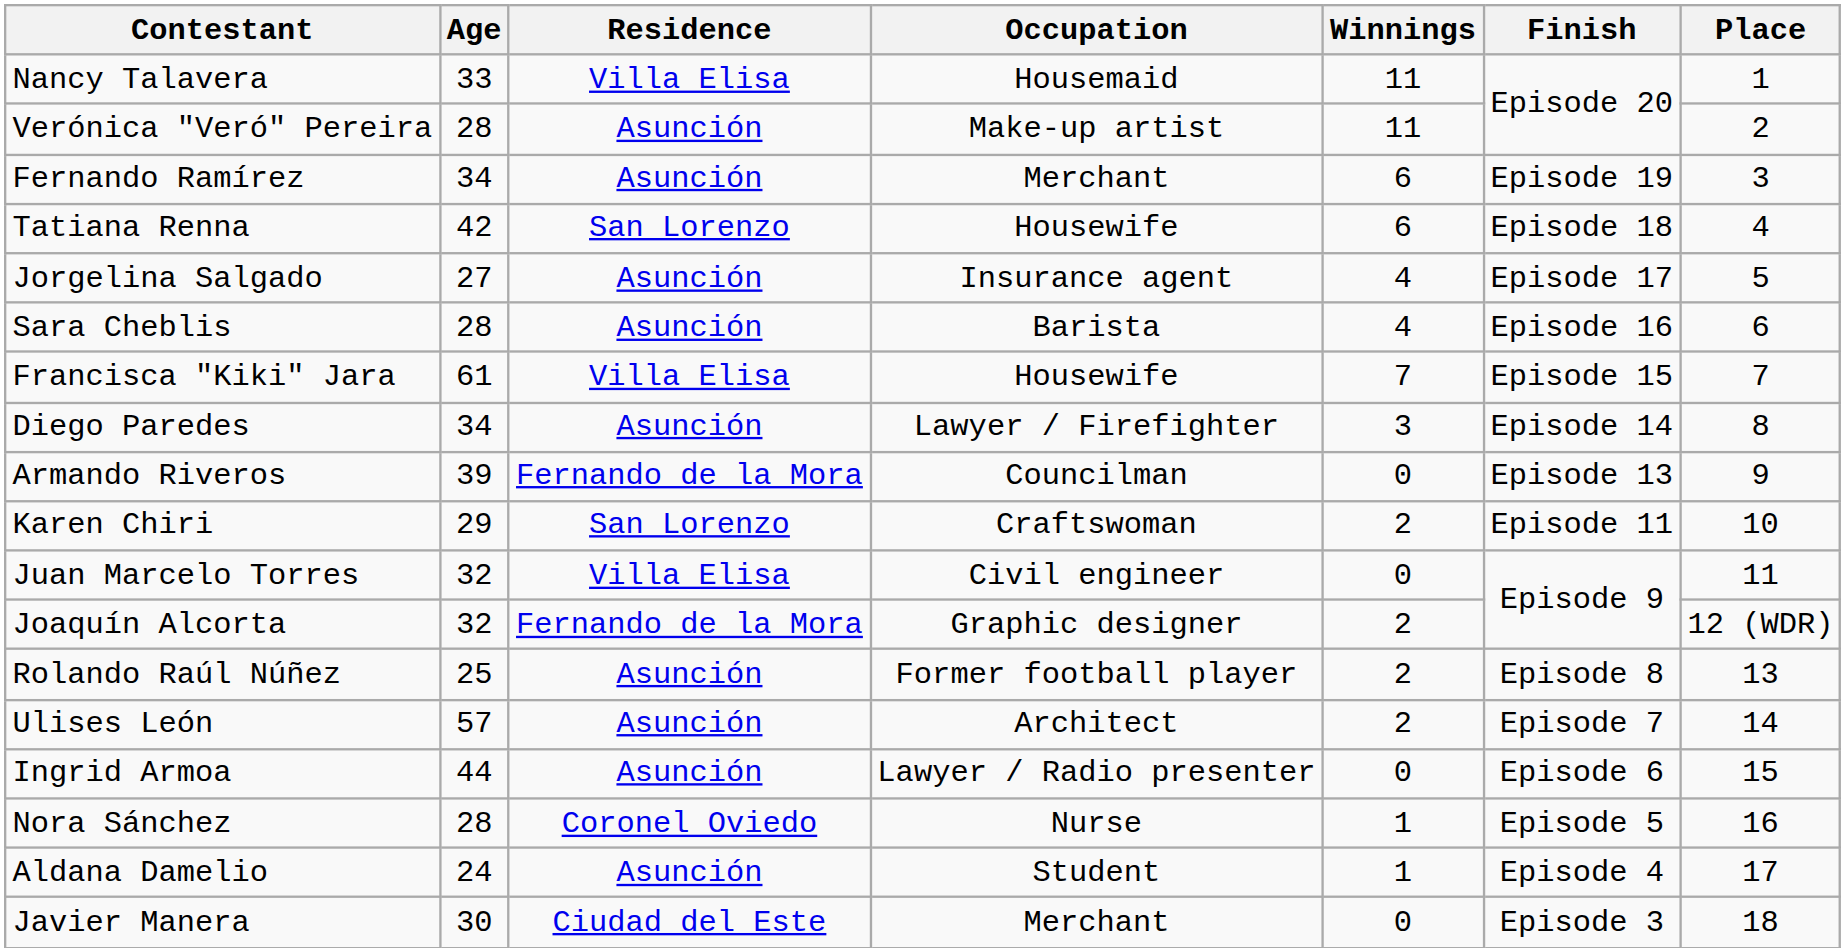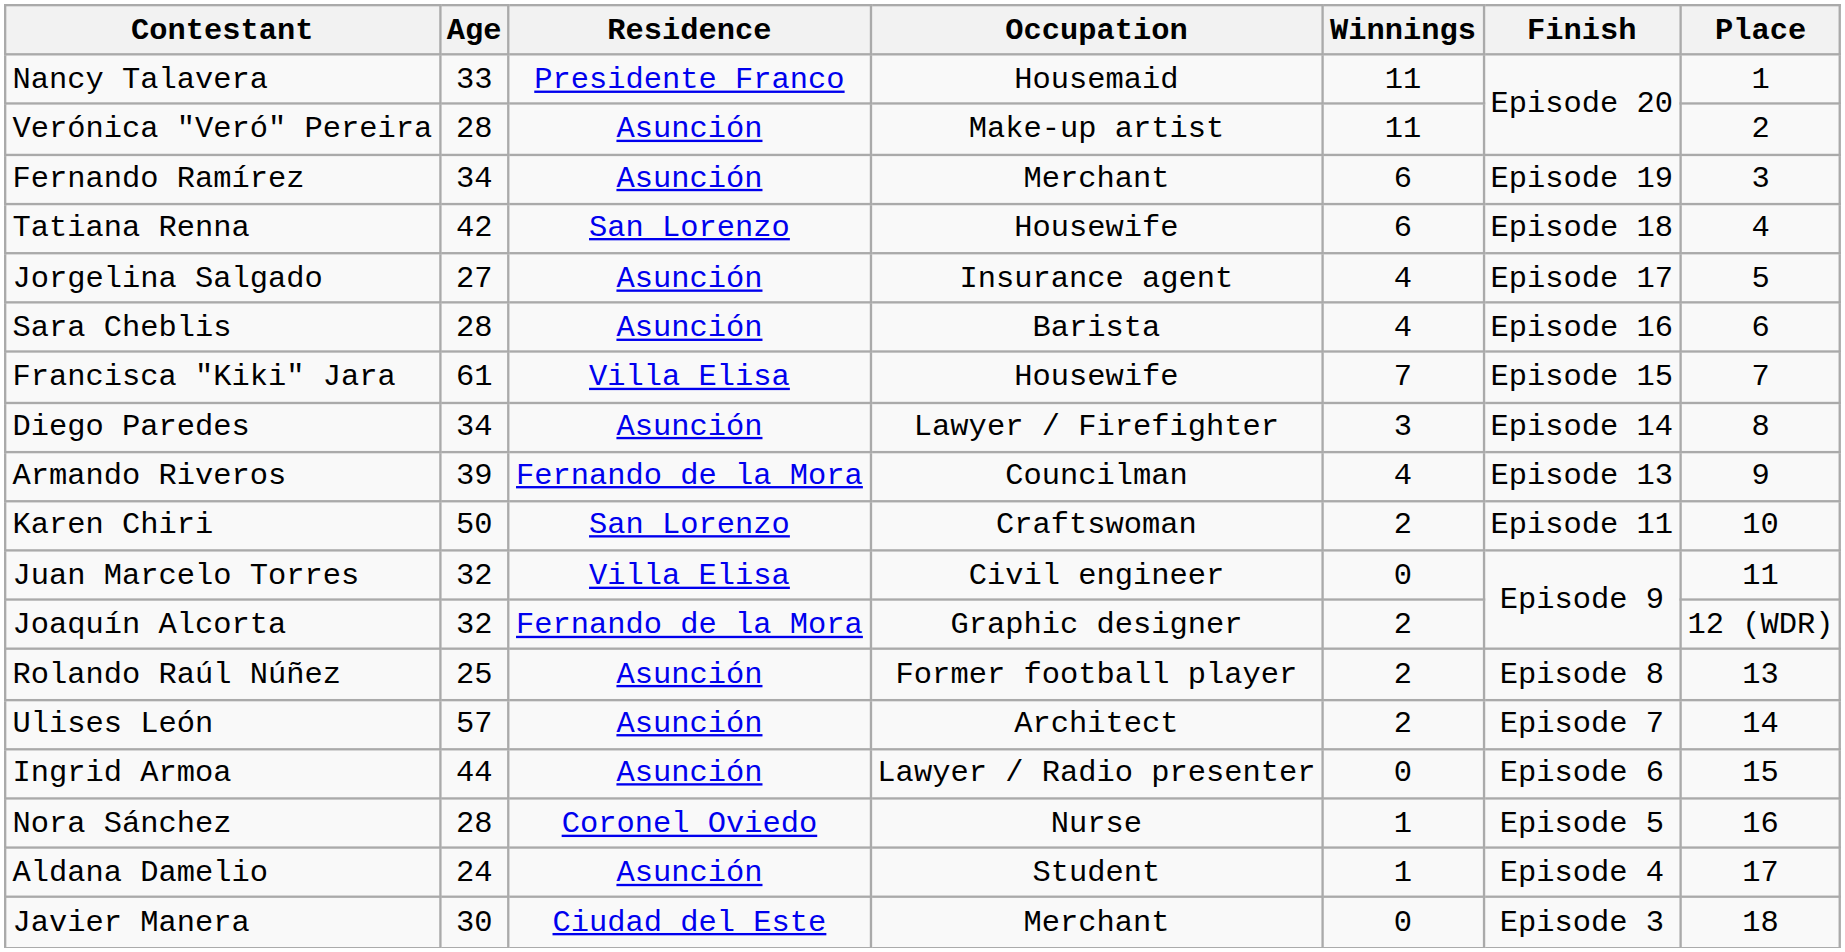(689, 80) Villa Elisa -> (689, 80) Presidente Franco
(1403, 476) 0 -> (1403, 476) 4
(474, 526) 29 -> (474, 526) 50
